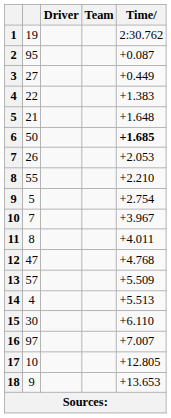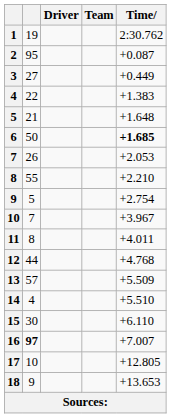(32, 260) 47 -> (32, 260) 44
(137, 301) +5.513 -> (137, 301) +5.510
(32, 341) normal -> (32, 341) bold
